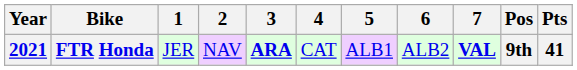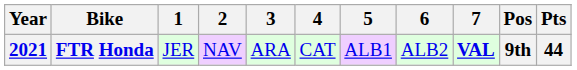(271, 49) bold -> (271, 49) normal
(555, 49) 41 -> (554, 49) 44
